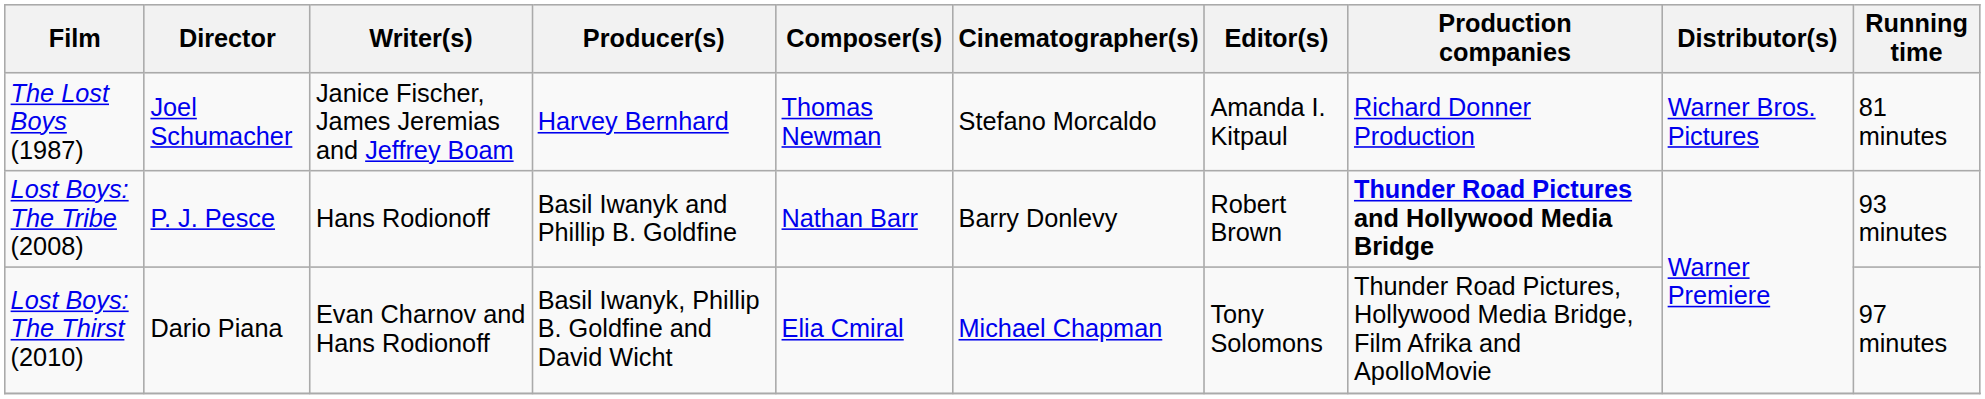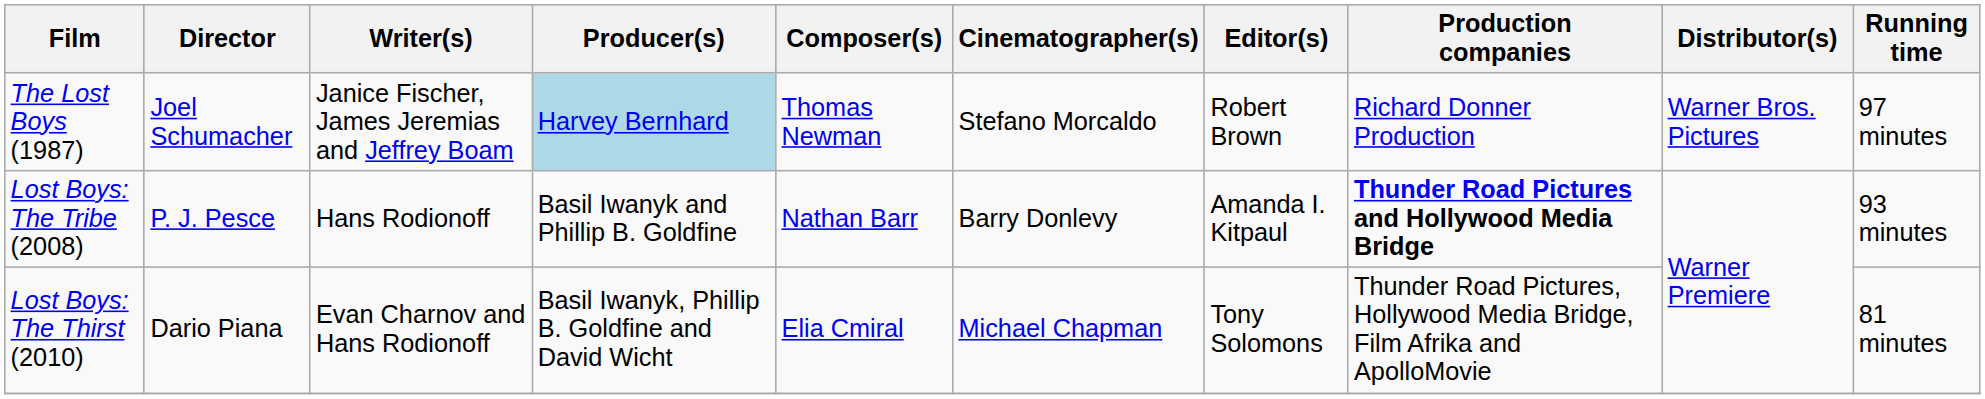(633, 121) no background -> (633, 121) lightblue background
(1268, 121) Amanda I. Kitpaul -> (1248, 121) Robert Brown
(1903, 121) 81 minutes -> (1903, 121) 97 minutes
(1248, 218) Robert Brown -> (1268, 218) Amanda I. Kitpaul
(1903, 329) 97 minutes -> (1903, 329) 81 minutes
